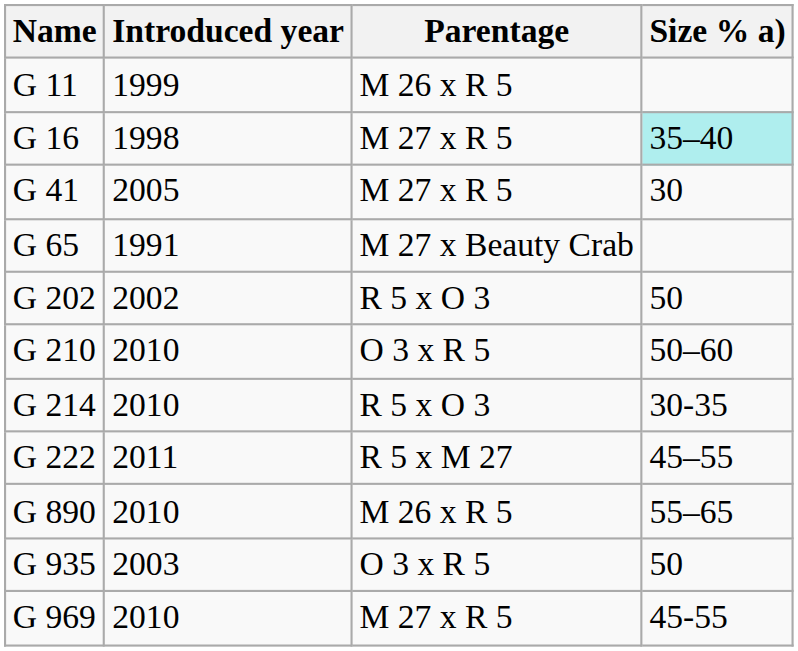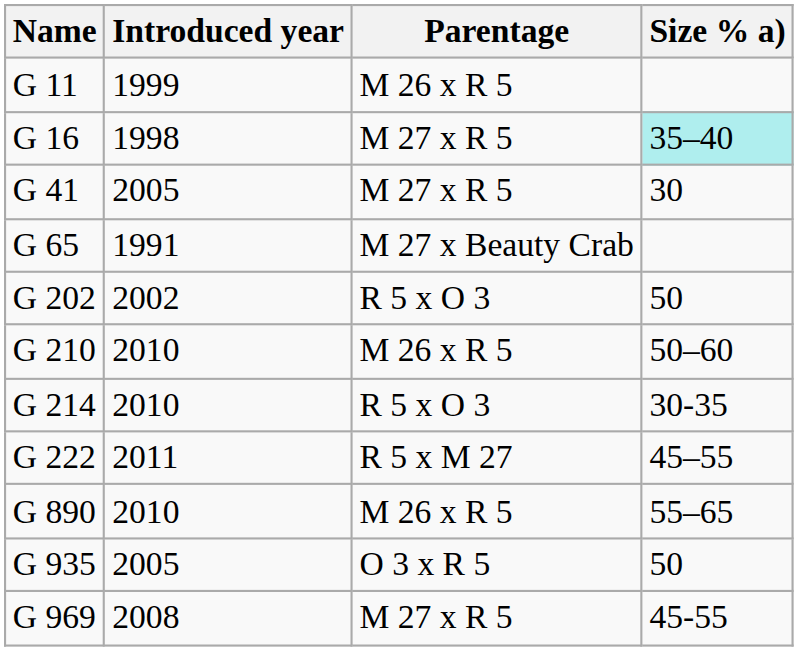(425, 350) O 3 x R 5 -> (436, 350) M 26 x R 5
(146, 564) 2003 -> (146, 564) 2005
(146, 617) 2010 -> (146, 617) 2008
